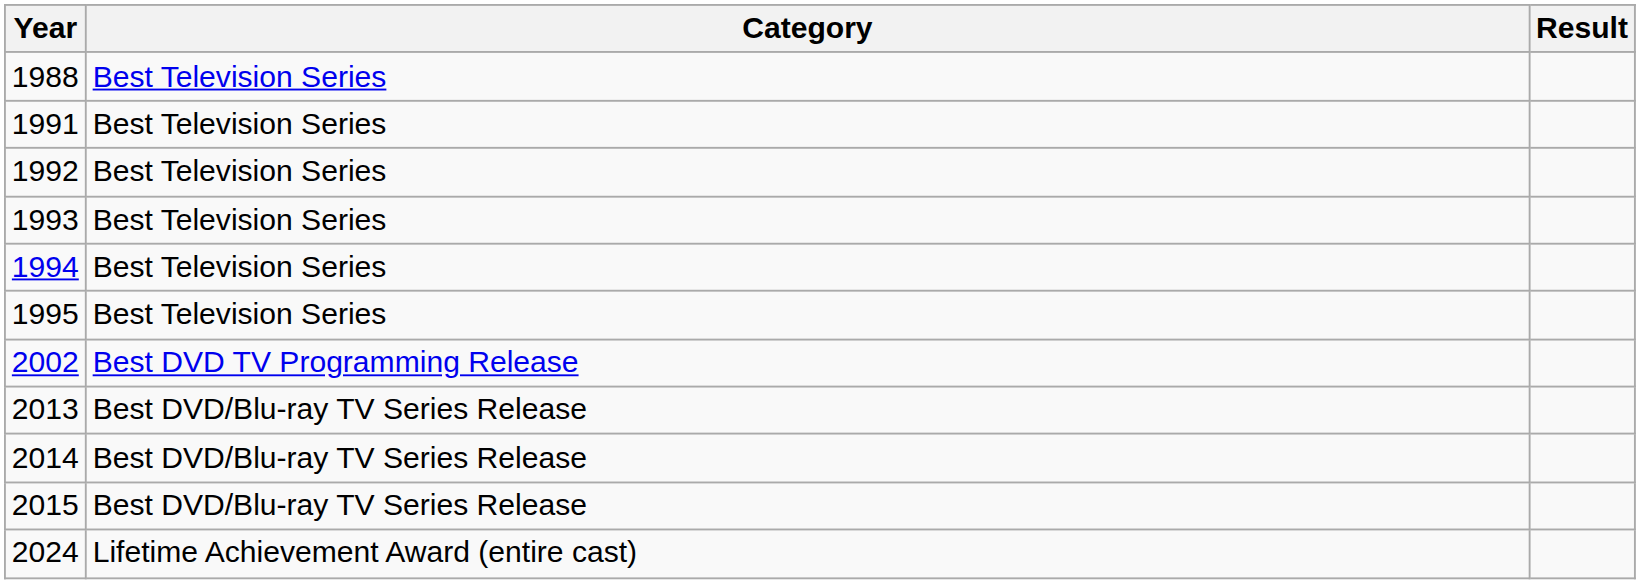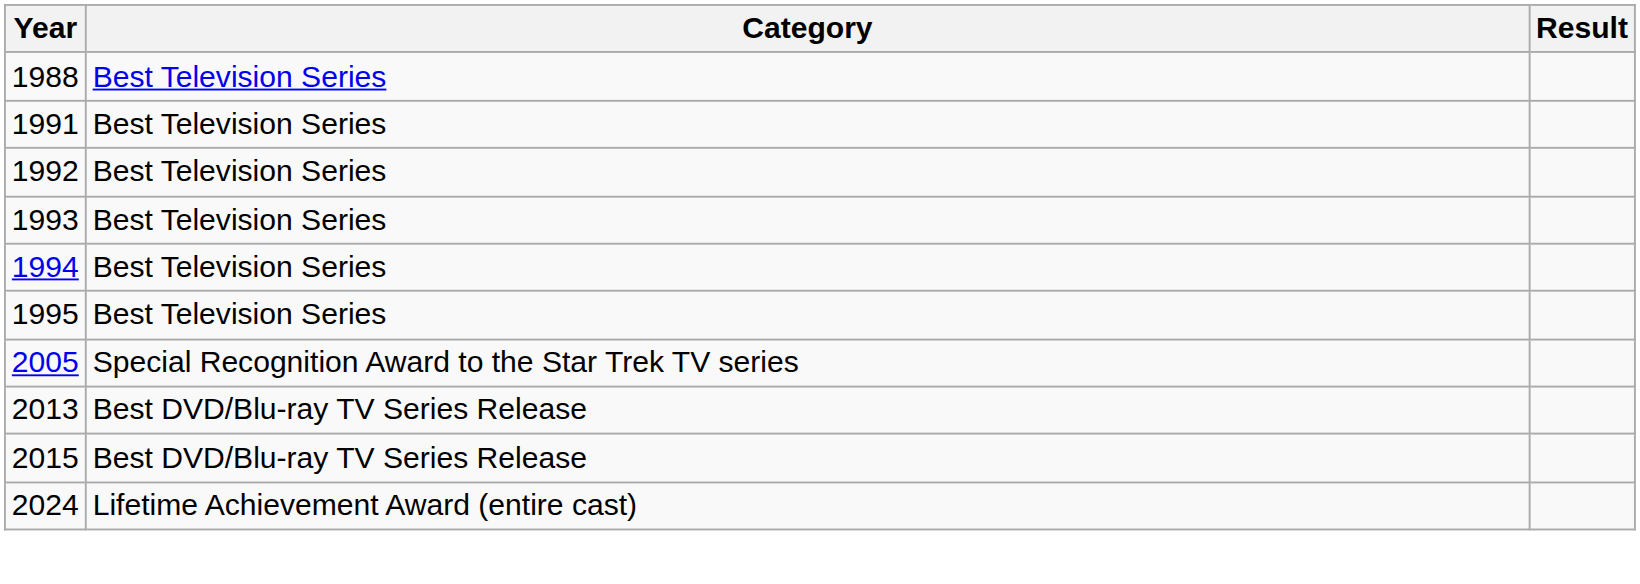- row: (45, 362)
+ row: (45, 362)
- row: (45, 457)
